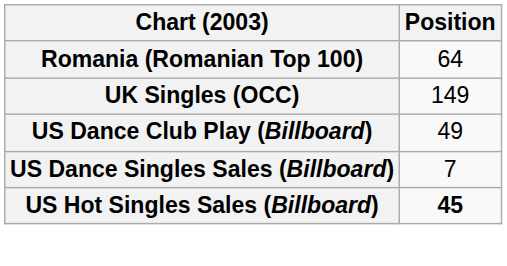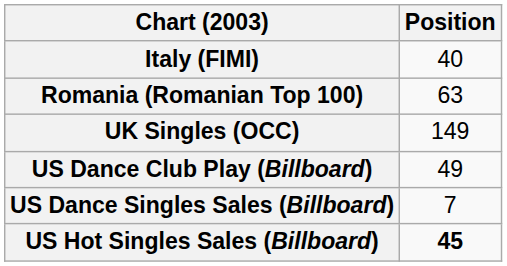+ row: (202, 59)
(450, 59) 64 -> (450, 95) 63
